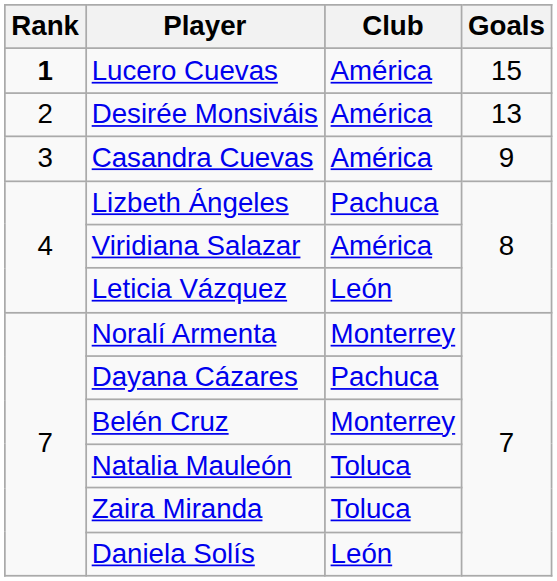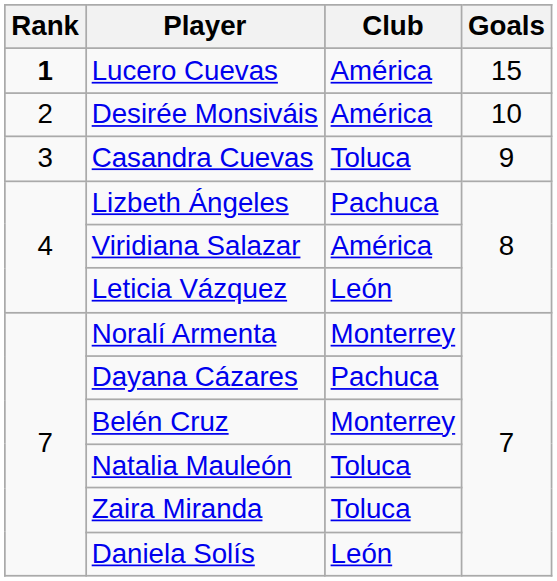(506, 114) 13 -> (506, 114) 10
(381, 158) América -> (371, 158) Toluca
